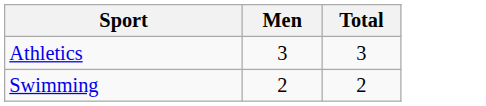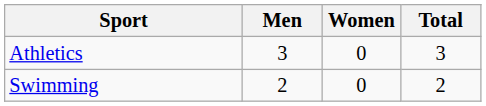+ column: (361, 20)
